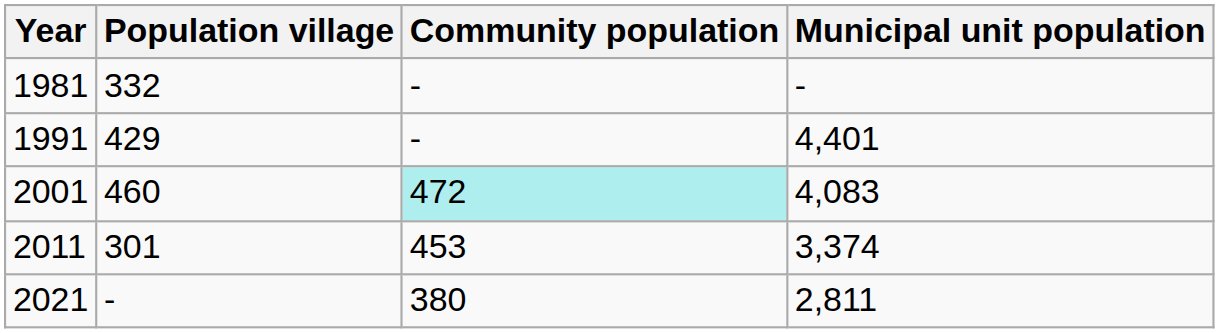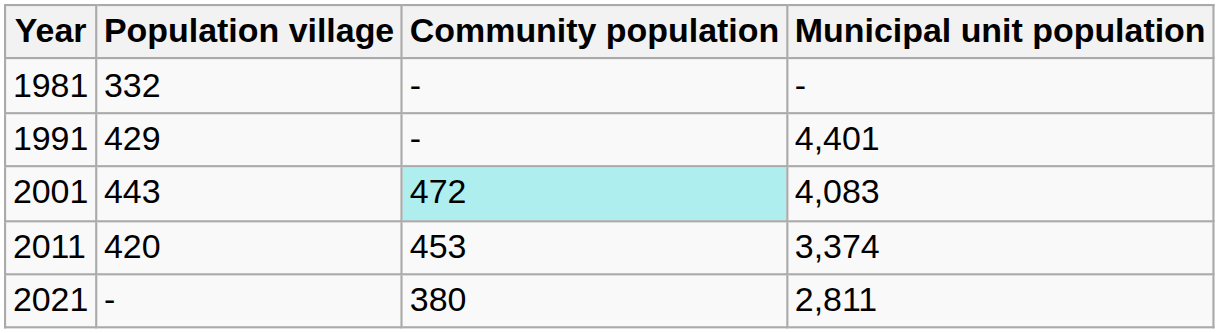(132, 192) 460 -> (132, 192) 443
(132, 246) 301 -> (132, 246) 420
